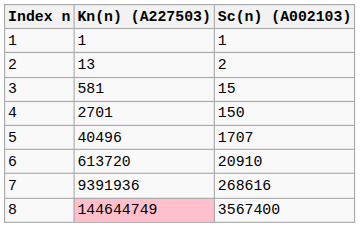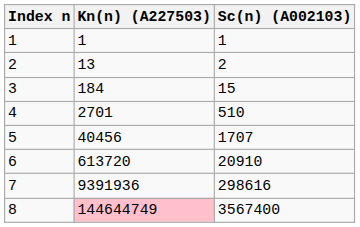(91, 89) 581 -> (91, 89) 184
(231, 113) 150 -> (231, 113) 510
(100, 137) 40496 -> (100, 137) 40456
(245, 186) 268616 -> (245, 186) 298616
